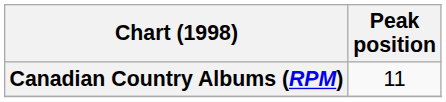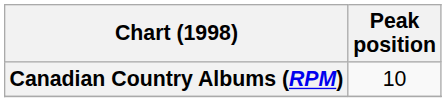(395, 79) 11 -> (395, 79) 10
